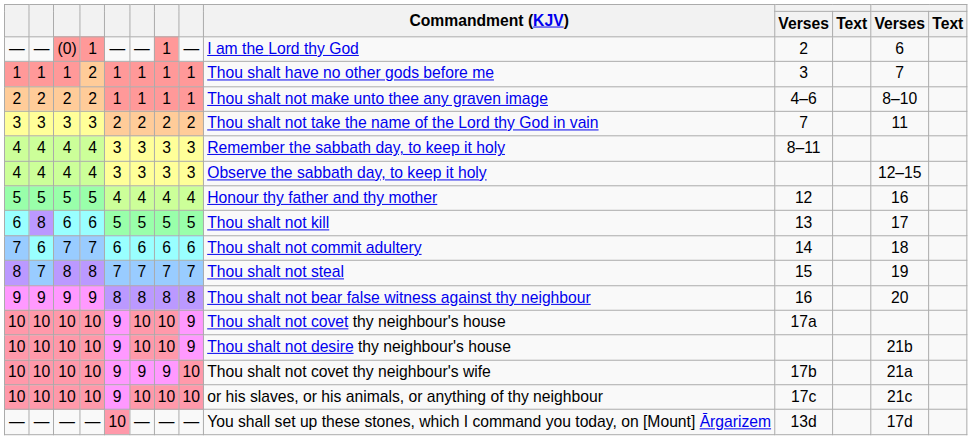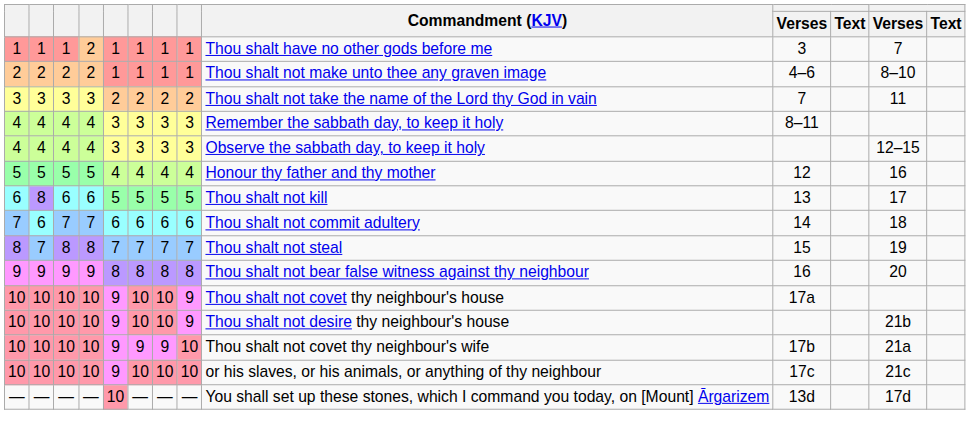- row: (17, 49)
